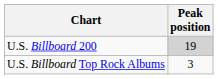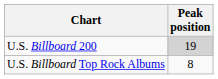(190, 64) 3 -> (190, 64) 8
